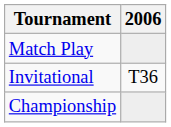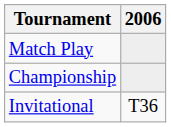rows swapped: (62, 106) <-> (51, 77)
